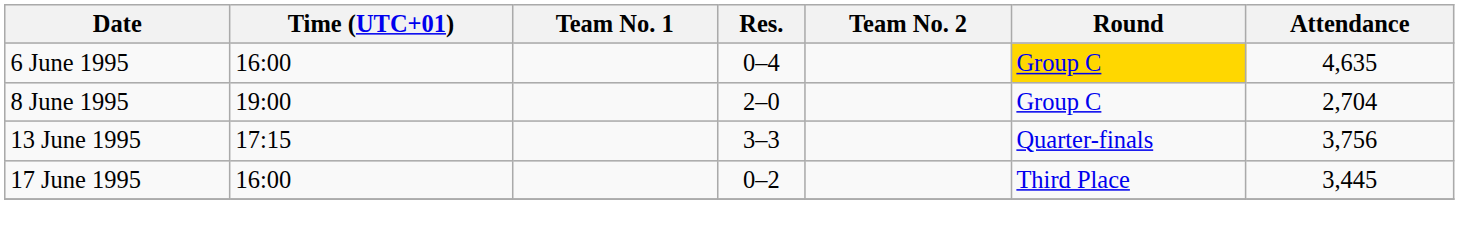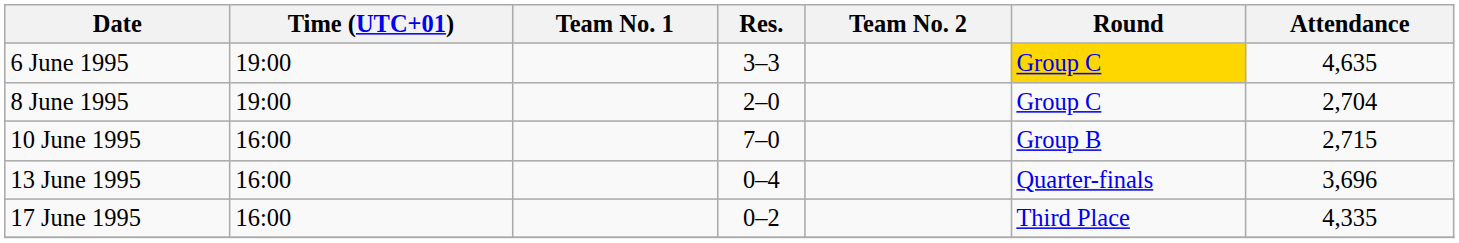(263, 62) 16:00 -> (263, 62) 19:00
(761, 62) 0–4 -> (761, 62) 3–3
+ row: (76, 140)
(263, 140) 17:15 -> (263, 179) 16:00
(761, 140) 3–3 -> (761, 179) 0–4
(1350, 140) 3,756 -> (1350, 179) 3,696
(1350, 179) 3,445 -> (1350, 218) 4,335
